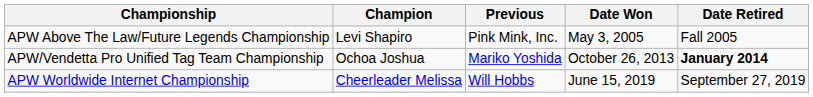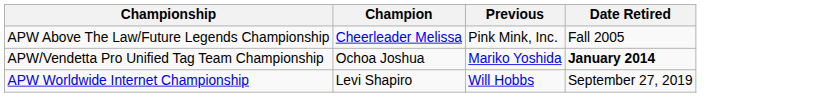- column: (621, 15)
(374, 37) Levi Shapiro -> (399, 37) Cheerleader Melissa
(399, 80) Cheerleader Melissa -> (374, 80) Levi Shapiro
